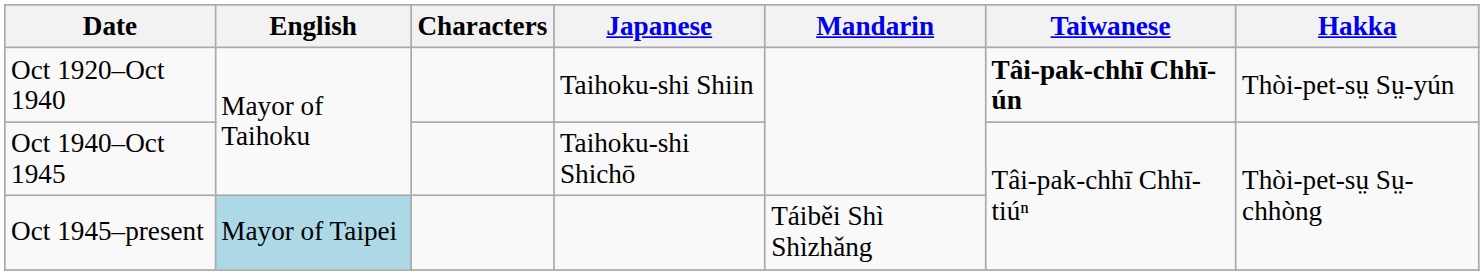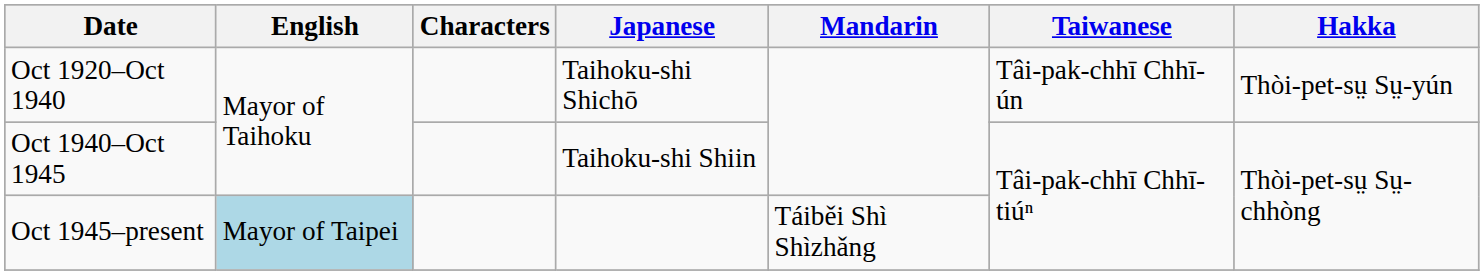(657, 84) Taihoku-shi Shiin -> (627, 84) Taihoku-shi Shichō
(1104, 84) bold -> (1101, 84) normal
(625, 158) Taihoku-shi Shichō -> (659, 158) Taihoku-shi Shiin
